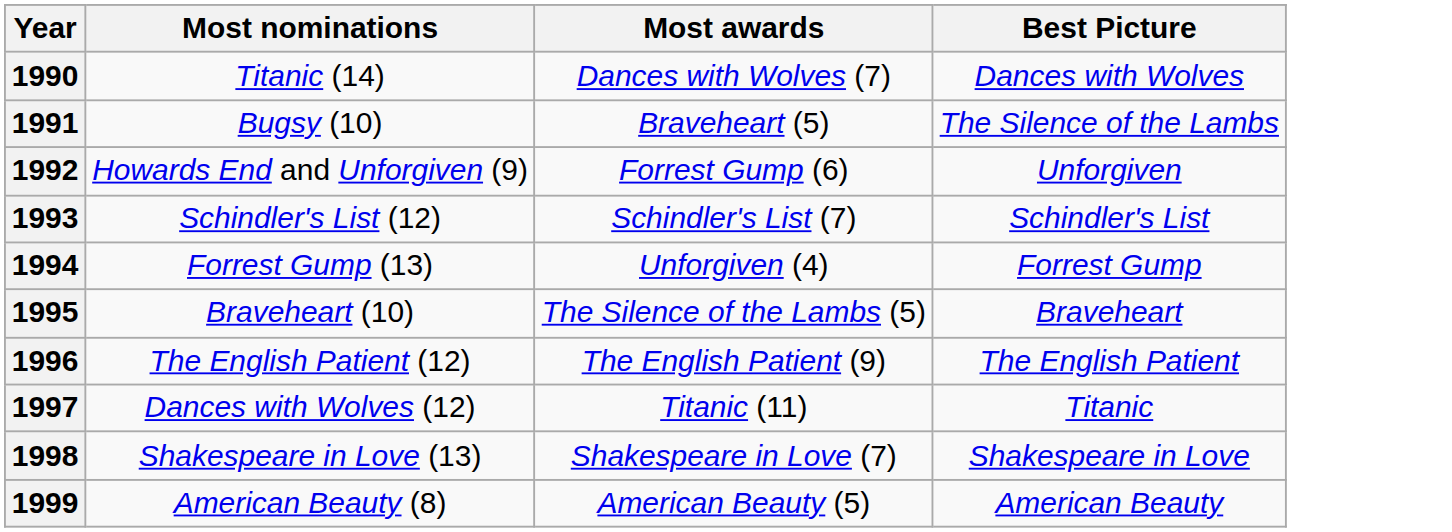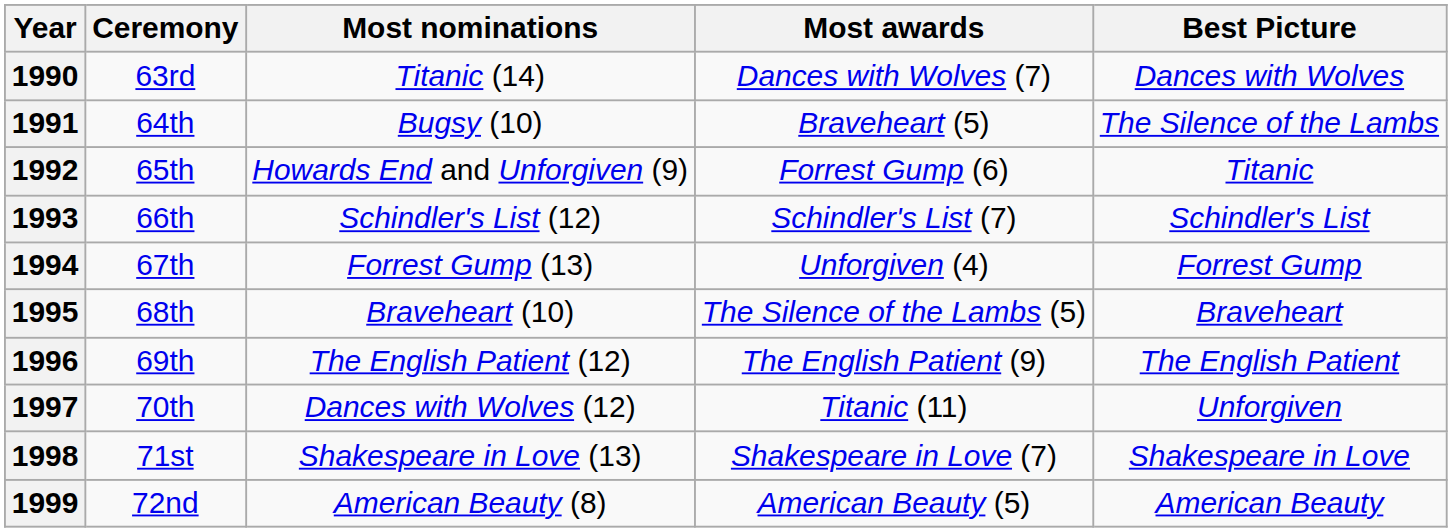+ column: (165, 28)
(1109, 170) Unforgiven -> (1269, 170) Titanic
(1109, 407) Titanic -> (1269, 407) Unforgiven
